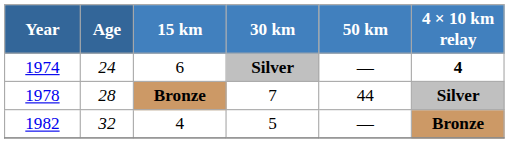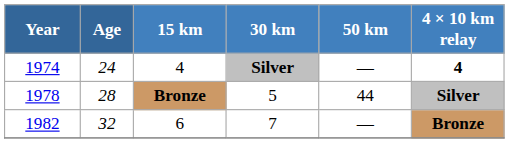(180, 67) 6 -> (180, 67) 4
(273, 95) 7 -> (273, 95) 5
(180, 124) 4 -> (180, 124) 6
(273, 124) 5 -> (273, 124) 7
